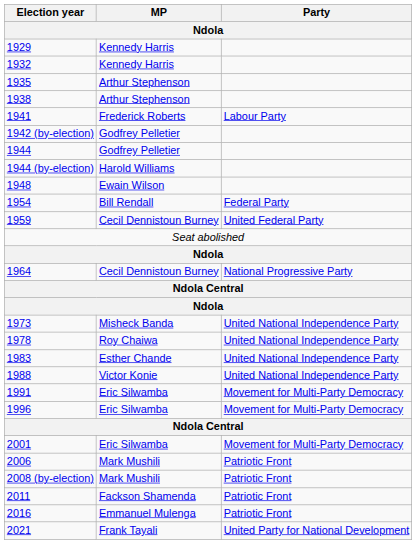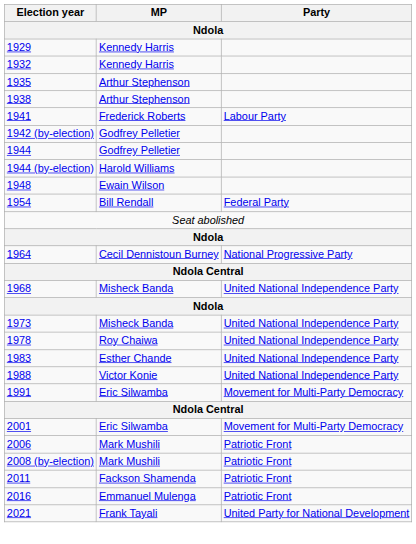- row: (19, 220)
+ row: (19, 289)
- row: (19, 409)
